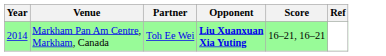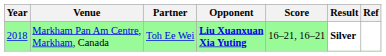+ column: (344, 13)
(17, 36) 2014 -> (17, 36) 2018
